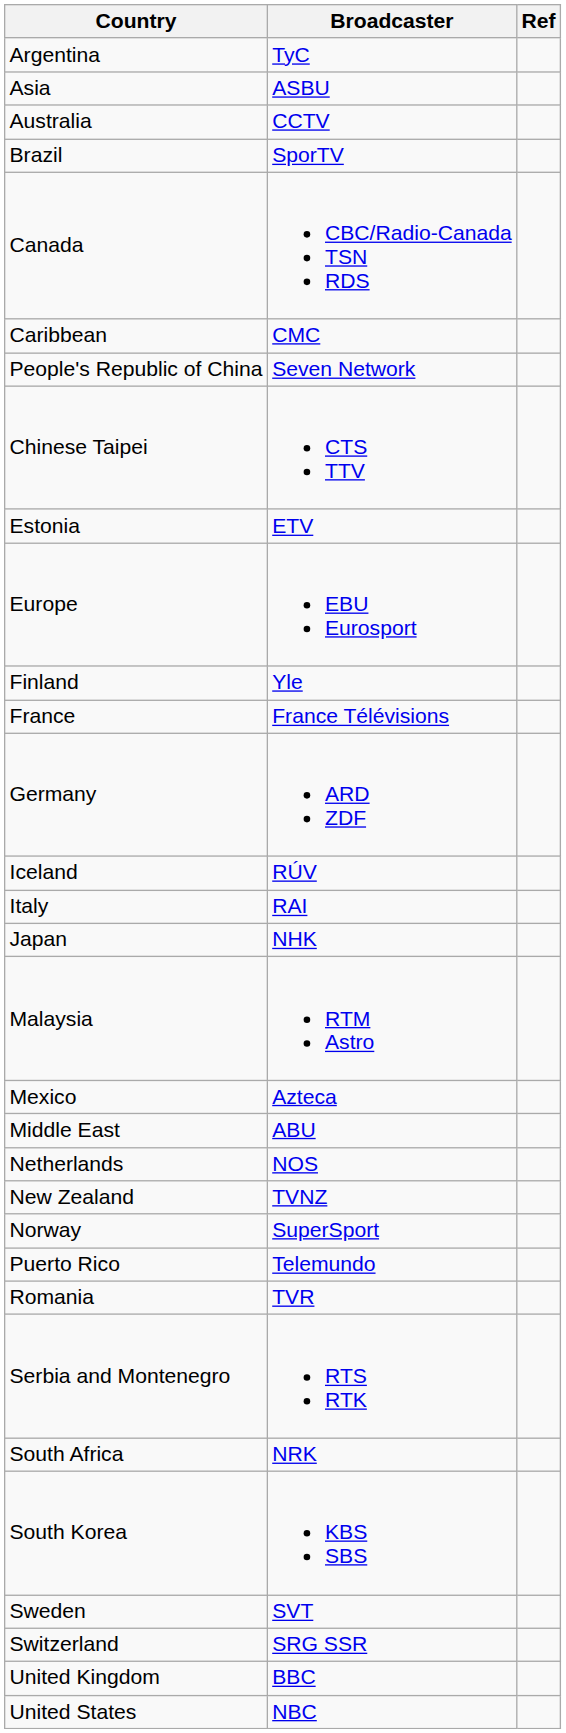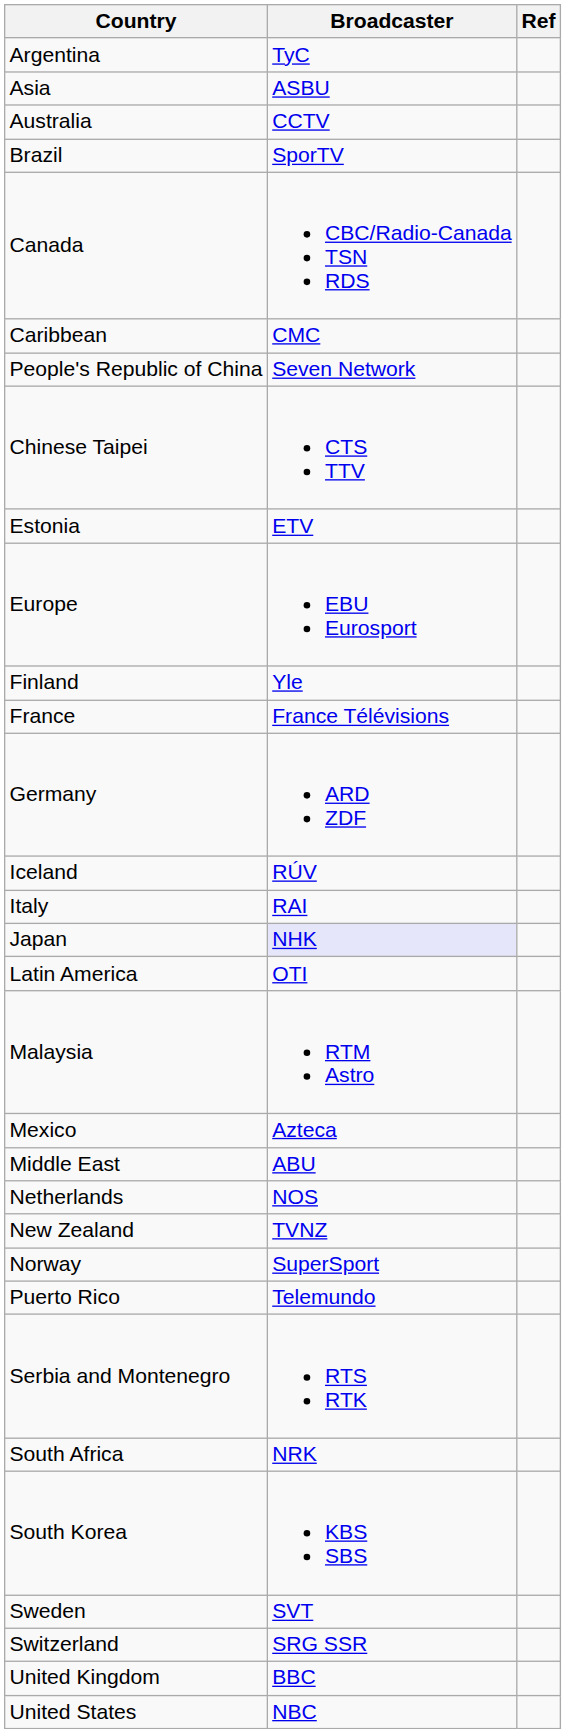(295, 939) no background -> (295, 939) lavender background
+ row: (74, 973)
- row: (52, 1297)
